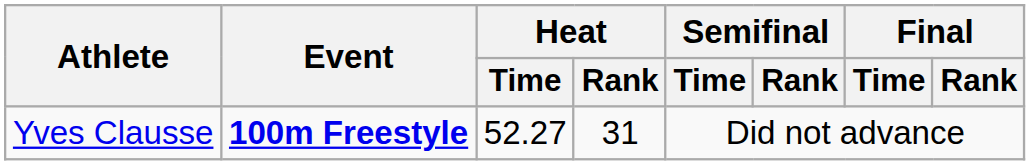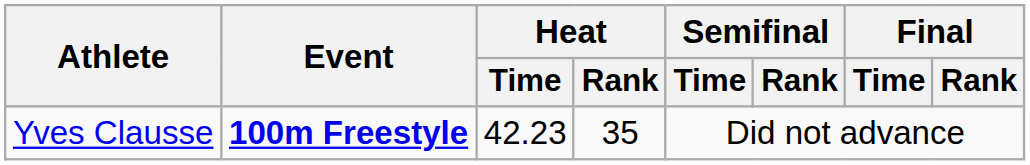(525, 133) 52.27 -> (525, 133) 42.23
(620, 133) 31 -> (620, 133) 35
